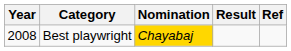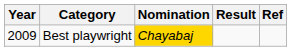(22, 35) 2008 -> (22, 35) 2009
